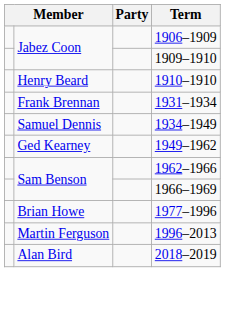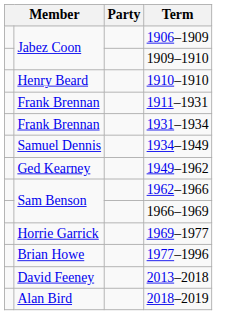+ row: (177, 102)
+ row: (178, 233)
- row: (186, 233)
+ row: (178, 277)
